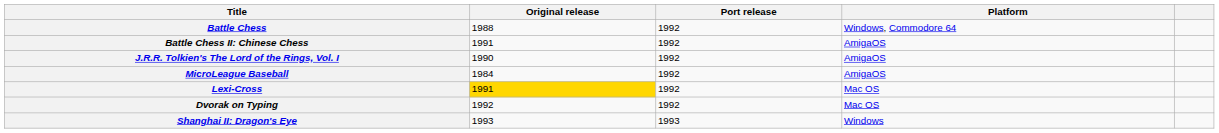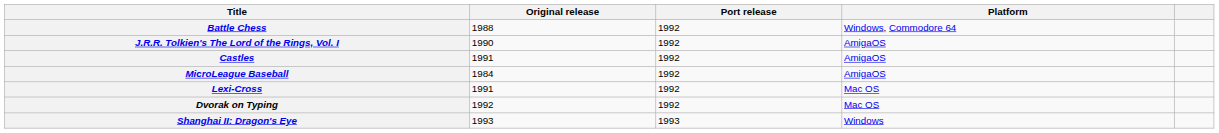- row: (237, 43)
+ row: (237, 58)
(483, 89) gold background -> (483, 89) no background
